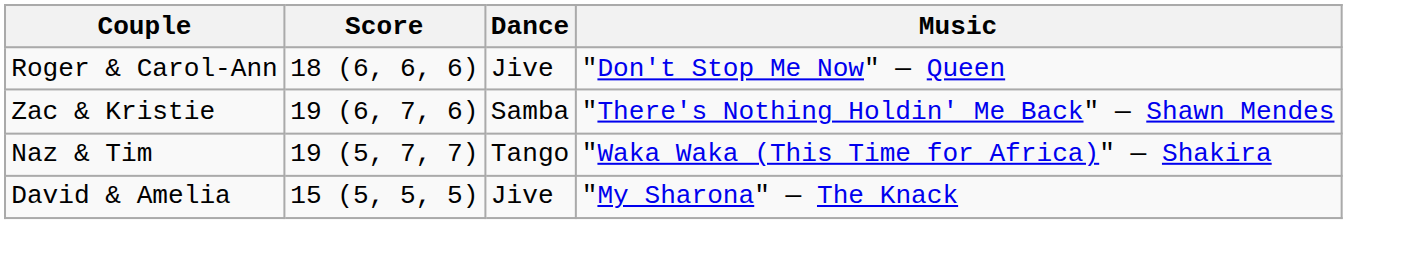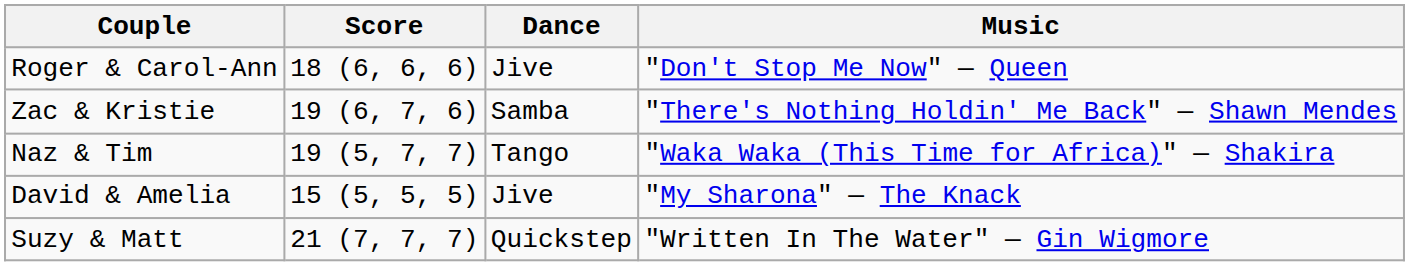+ row: (97, 239)
